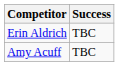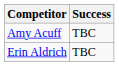rows swapped: (34, 52) <-> (37, 33)
